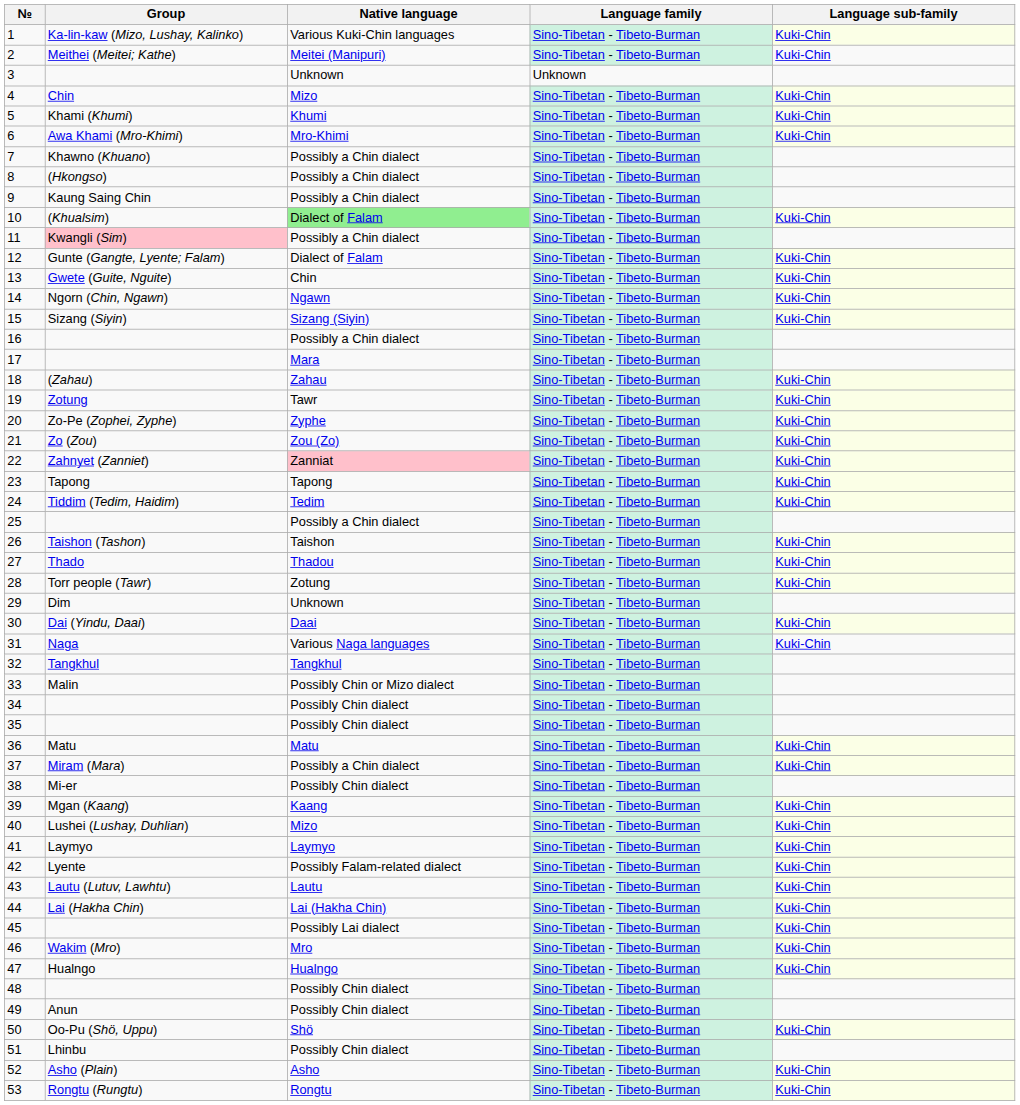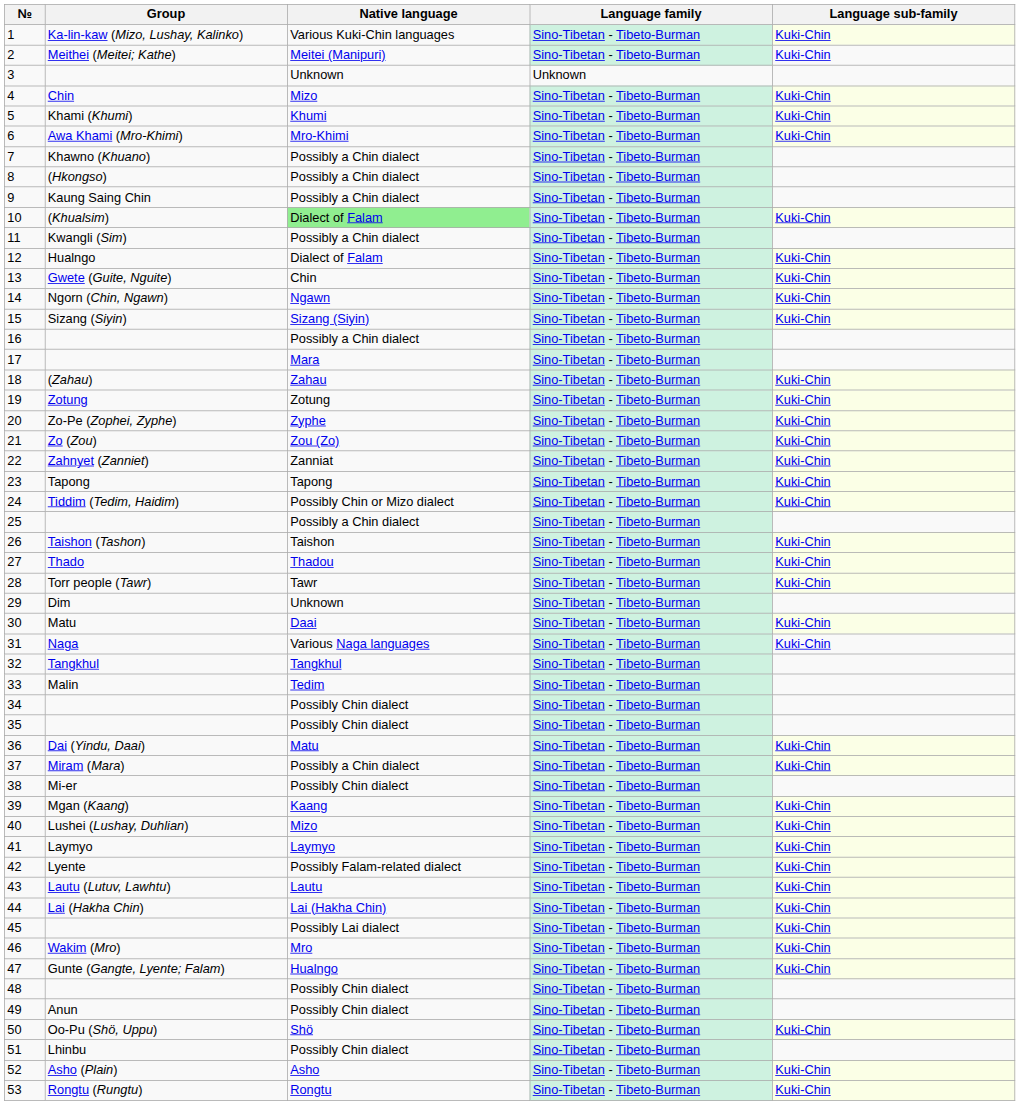(87, 237) pink background -> (87, 237) no background
(136, 258) Gunte (Gangte, Lyente; Falam) -> (72, 258) Hualngo
(304, 400) Tawr -> (310, 400) Zotung
(312, 461) pink background -> (312, 461) no background
(307, 501) Tedim -> (372, 501) Possibly Chin or Mizo dialect
(310, 583) Zotung -> (304, 583) Tawr
(96, 623) Dai (Yindu, Daai) -> (62, 623) Matu
(372, 684) Possibly Chin or Mizo dialect -> (307, 684) Tedim
(62, 745) Matu -> (96, 745) Dai (Yindu, Daai)
(72, 968) Hualngo -> (136, 968) Gunte (Gangte, Lyente; Falam)
